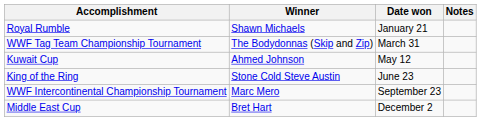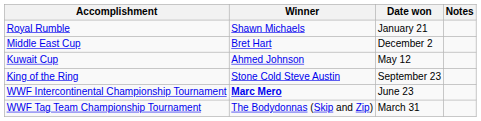rows swapped: (104, 44) <-> (44, 108)
(396, 76) June 23 -> (409, 76) September 23
(255, 92) normal -> (256, 92) bold
(409, 92) September 23 -> (396, 92) June 23
